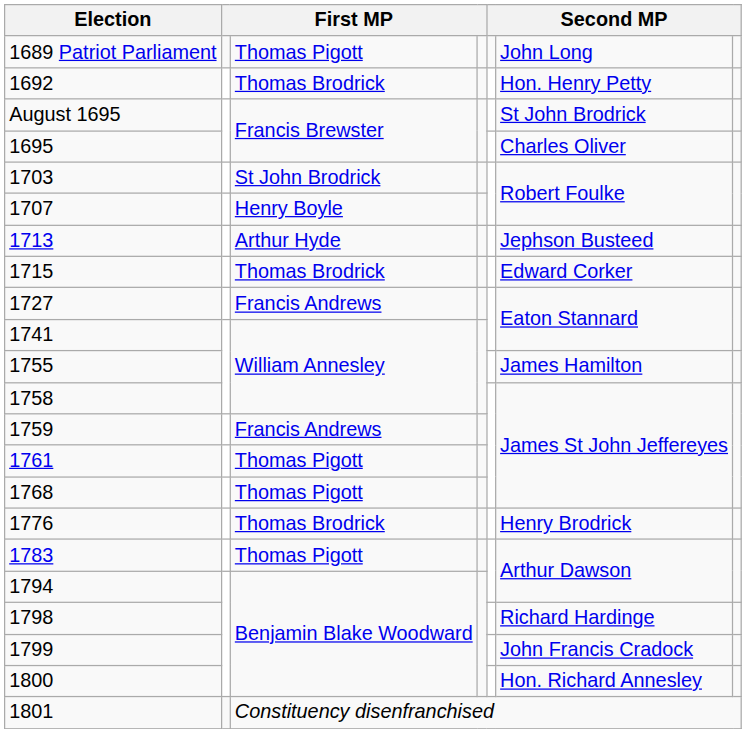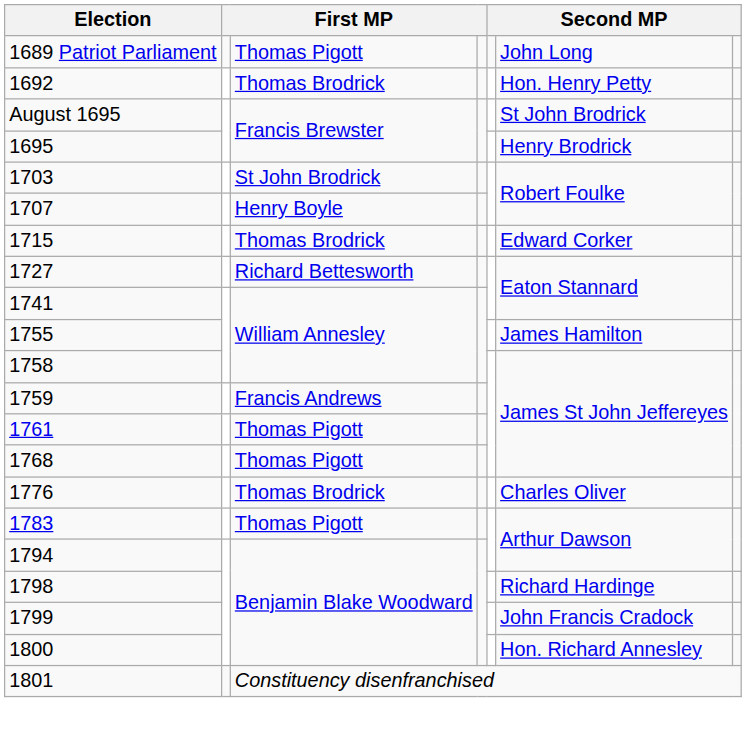(563, 146) Charles Oliver -> (566, 146) Henry Brodrick
- row: (31, 240)
(308, 303) Francis Andrews -> (324, 271) Richard Bettesworth
(566, 523) Henry Brodrick -> (563, 492) Charles Oliver
